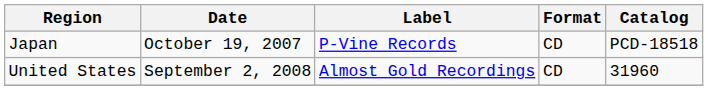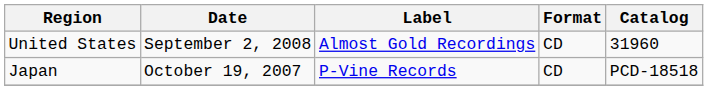rows swapped: (33, 45) <-> (72, 71)
